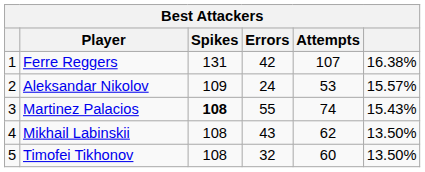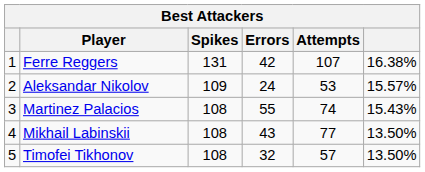(215, 109) bold -> (215, 109) normal
(328, 133) 62 -> (328, 133) 77
(328, 156) 60 -> (328, 156) 57
